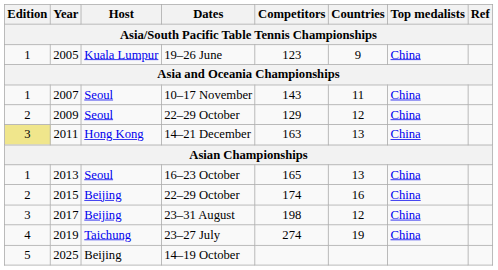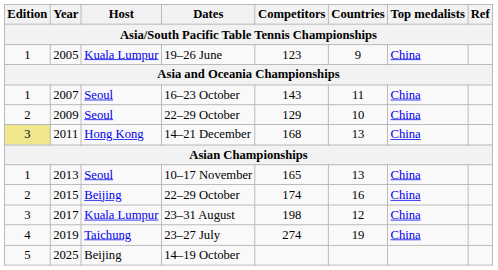(208, 94) 10–17 November -> (202, 94) 16–23 October
(358, 114) 12 -> (358, 114) 10
(292, 134) 163 -> (292, 134) 168
(202, 174) 16–23 October -> (208, 174) 10–17 November
(103, 214) Beijing -> (121, 214) Kuala Lumpur
